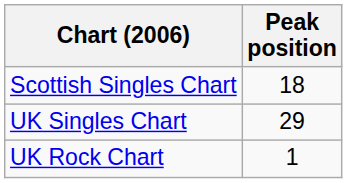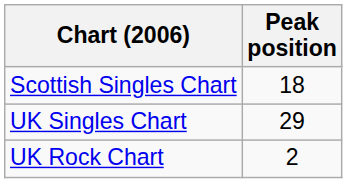(292, 158) 1 -> (292, 158) 2
